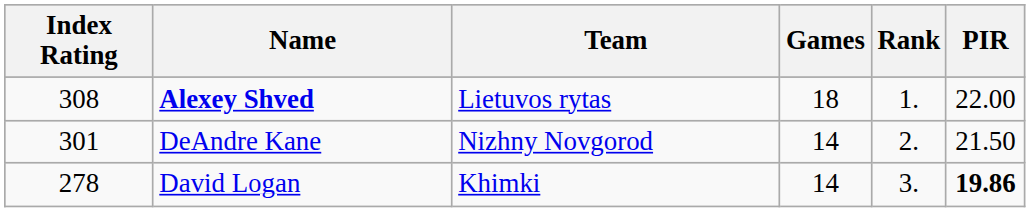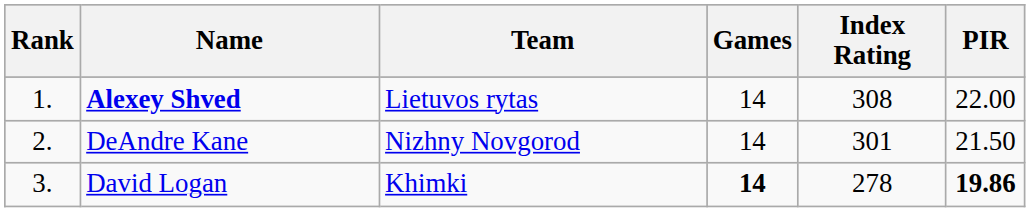columns swapped: (909, 40) <-> (79, 40)
(825, 98) 18 -> (752, 98) 14
(825, 183) normal -> (752, 183) bold
